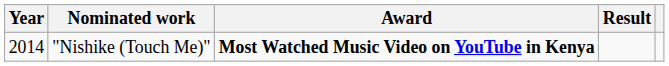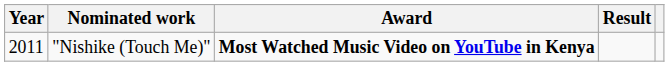(26, 46) 2014 -> (26, 46) 2011
